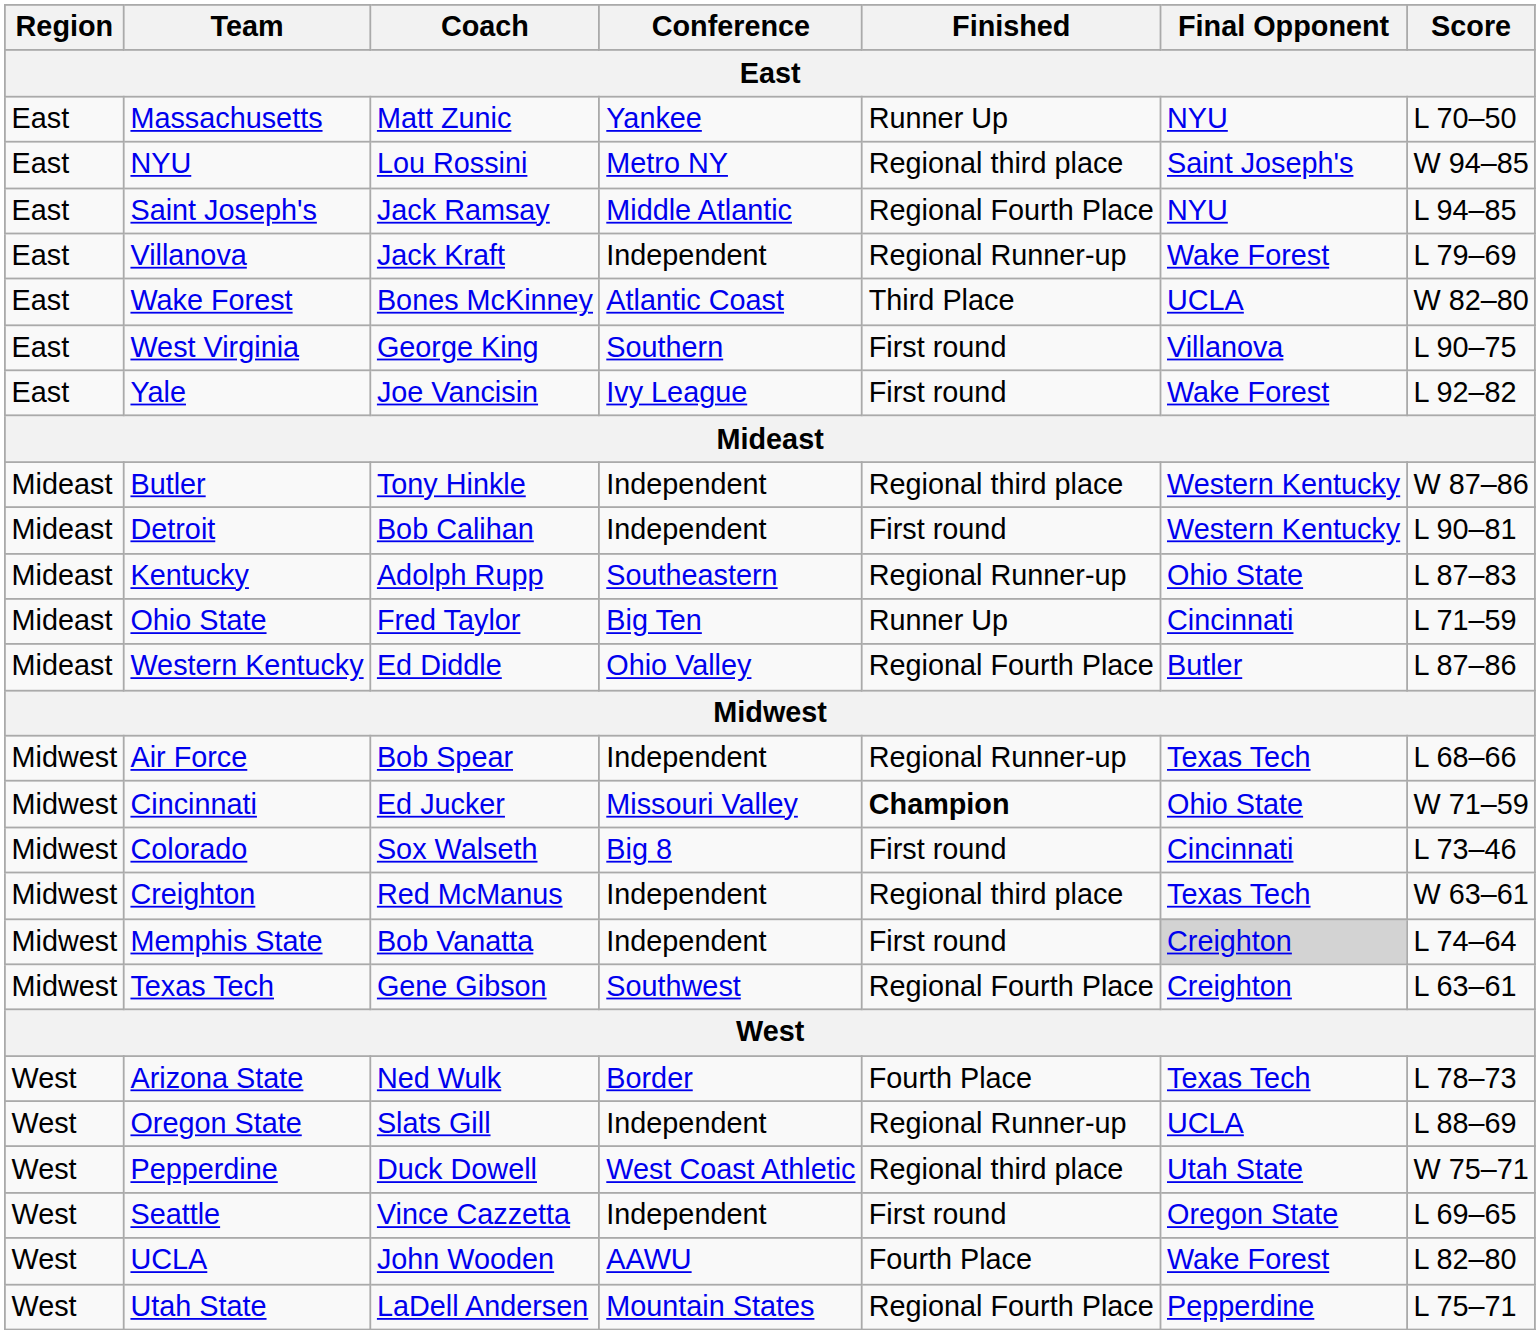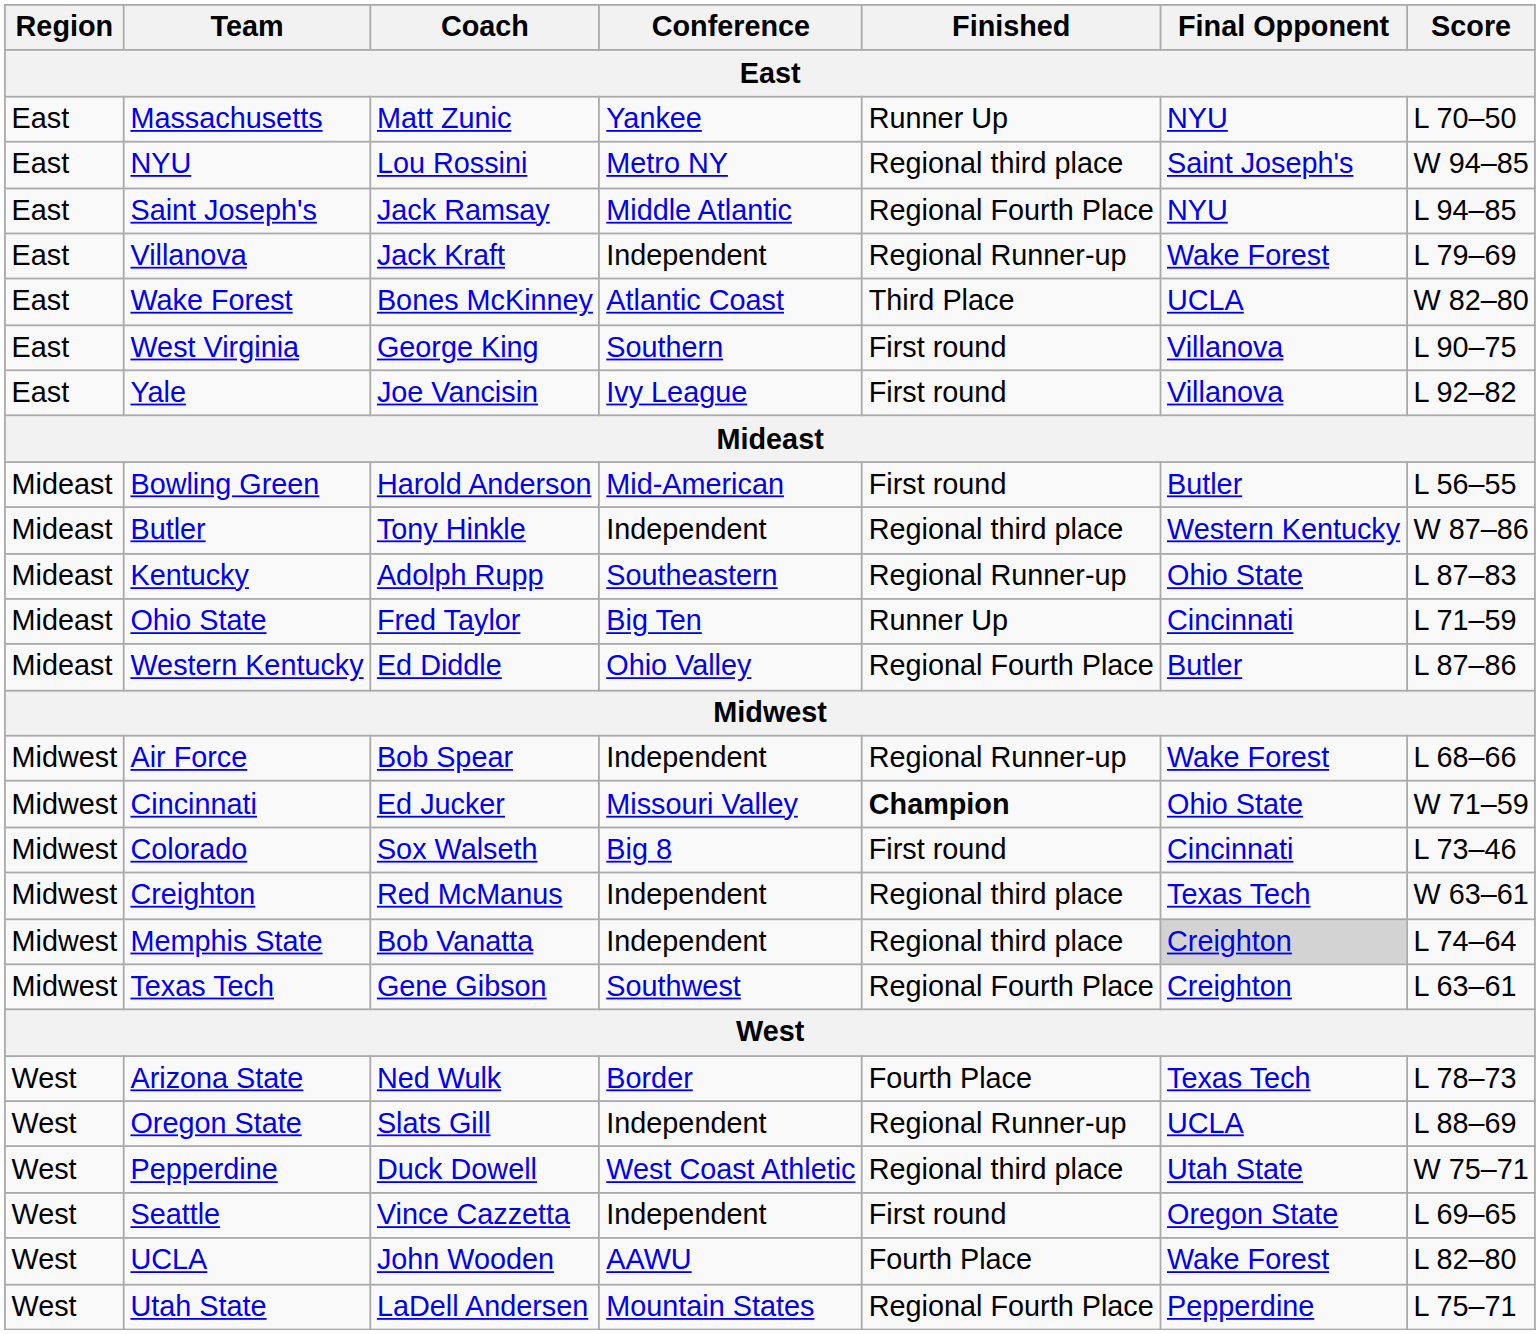(1248, 392) Wake Forest -> (1225, 392) Villanova
+ row: (225, 484)
- row: (173, 529)
(1239, 758) Texas Tech -> (1248, 758) Wake Forest
(938, 940) First round -> (996, 940) Regional third place
